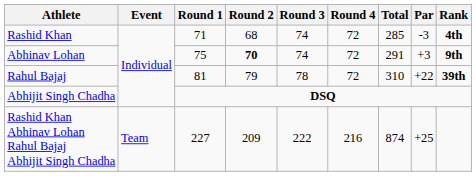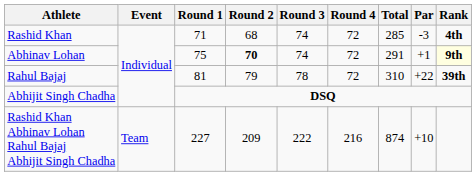(424, 55) +3 -> (424, 55) +1
(454, 55) no background -> (454, 55) lightyellow background
(424, 139) +25 -> (424, 139) +10
